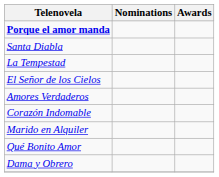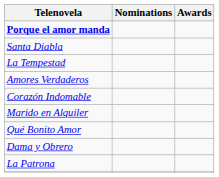- row: (54, 79)
+ row: (31, 163)
